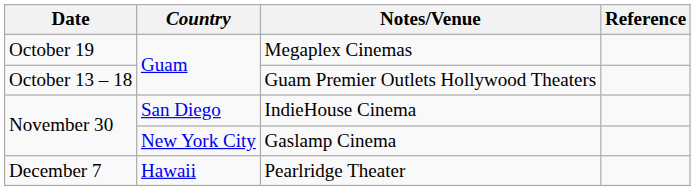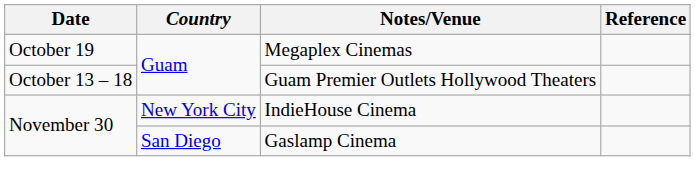(181, 110) San Diego -> (198, 110) New York City
(198, 140) New York City -> (181, 140) San Diego
- row: (335, 170)
